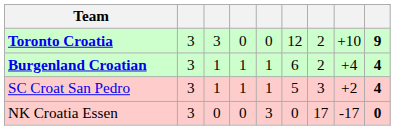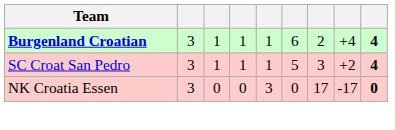- row: (60, 40)
